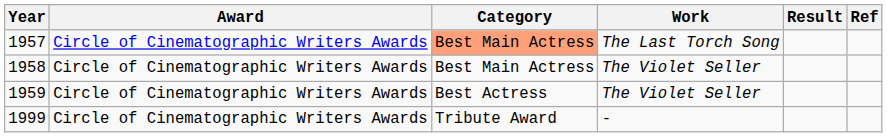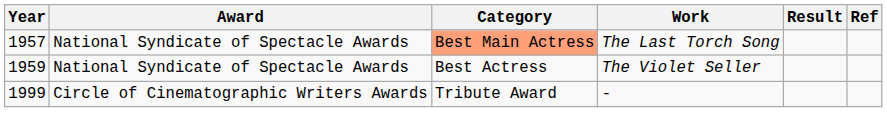(240, 43) Circle of Cinematographic Writers Awards -> (231, 43) National Syndicate of Spectacle Awards
- row: (27, 68)
(240, 94) Circle of Cinematographic Writers Awards -> (231, 68) National Syndicate of Spectacle Awards
